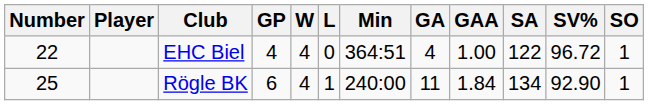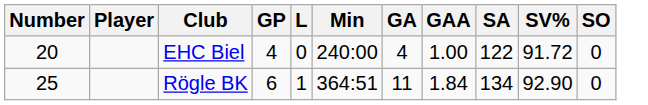- column: (305, 20)
(47, 52) 22 -> (47, 52) 20
(375, 52) 364:51 -> (347, 52) 240:00
(576, 52) 96.72 -> (547, 52) 91.72
(624, 52) 1 -> (596, 52) 0
(375, 83) 240:00 -> (347, 83) 364:51
(624, 83) 1 -> (596, 83) 0
